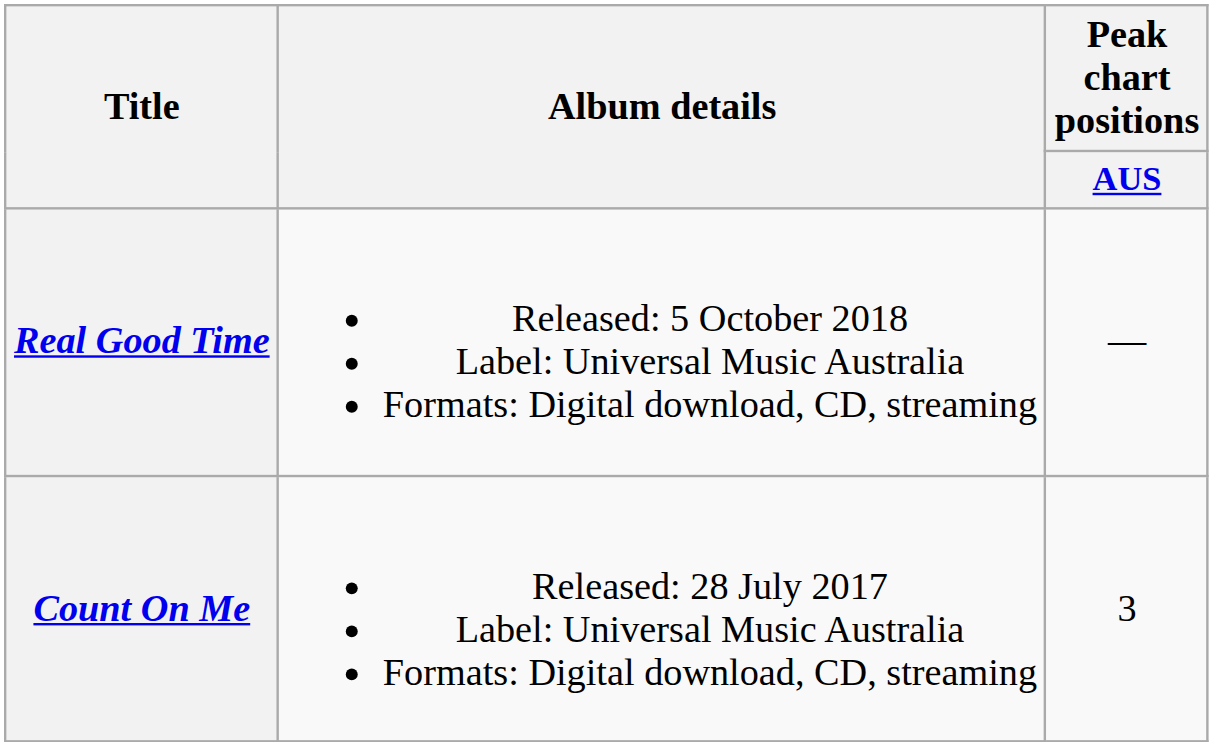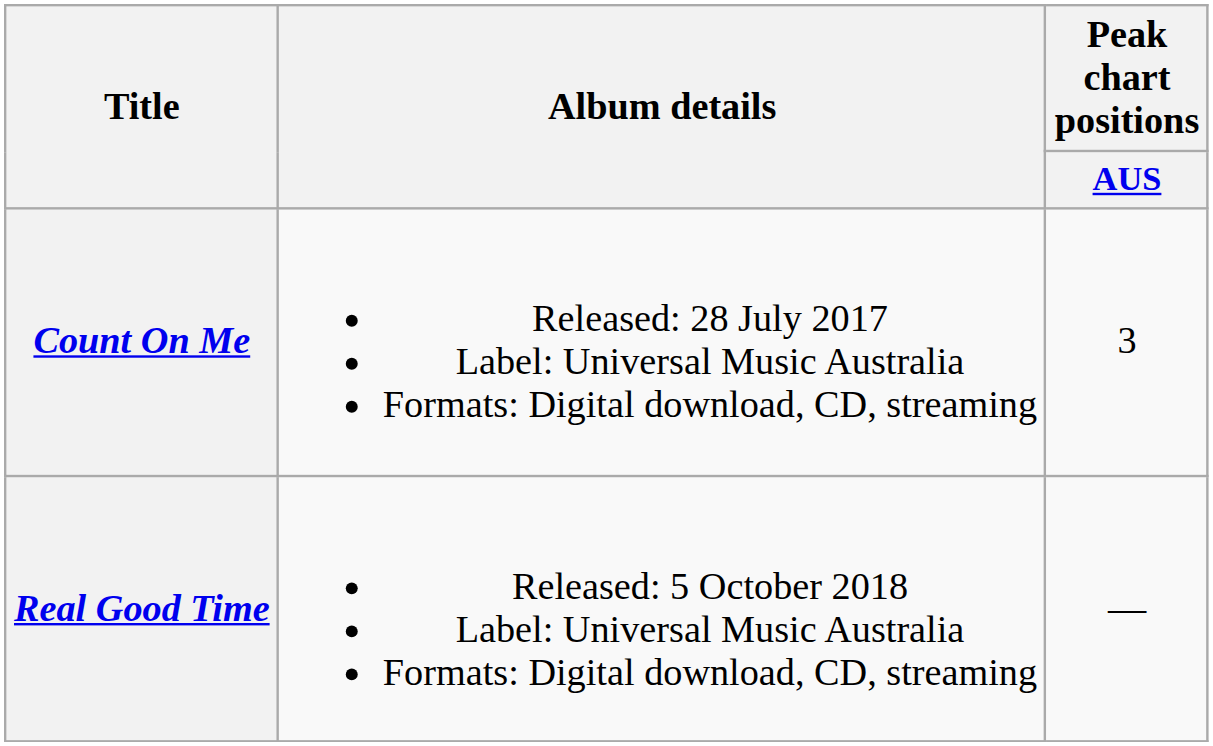rows swapped: (142, 607) <-> (142, 341)
